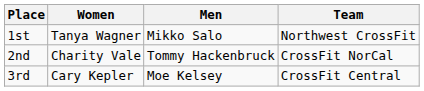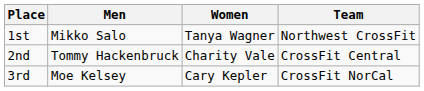columns swapped: (211, 15) <-> (96, 15)
(337, 55) CrossFit NorCal -> (341, 55) CrossFit Central
(341, 76) CrossFit Central -> (337, 76) CrossFit NorCal
